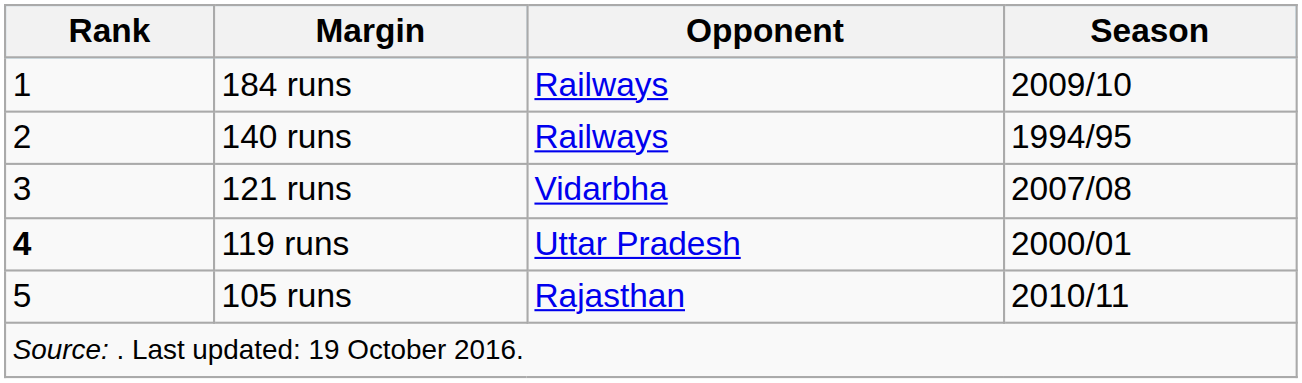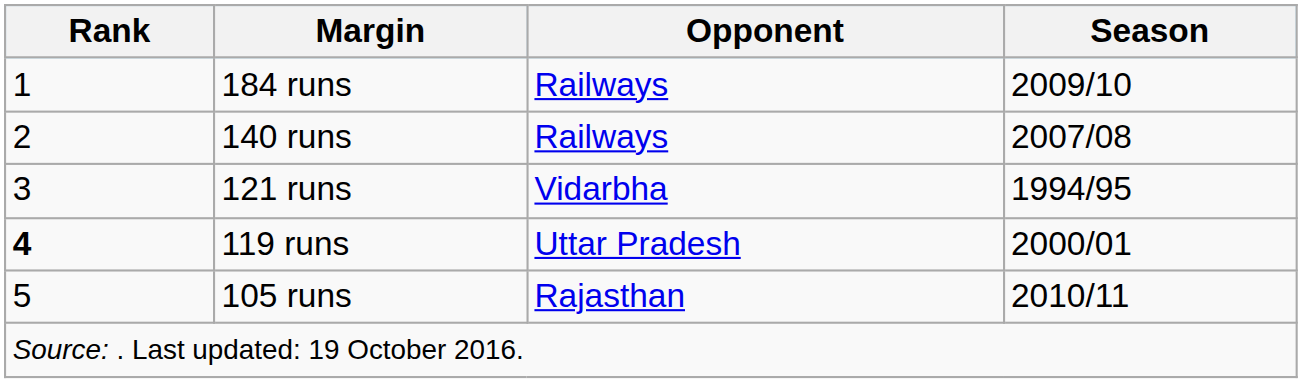(1071, 137) 1994/95 -> (1071, 137) 2007/08
(1071, 190) 2007/08 -> (1071, 190) 1994/95
